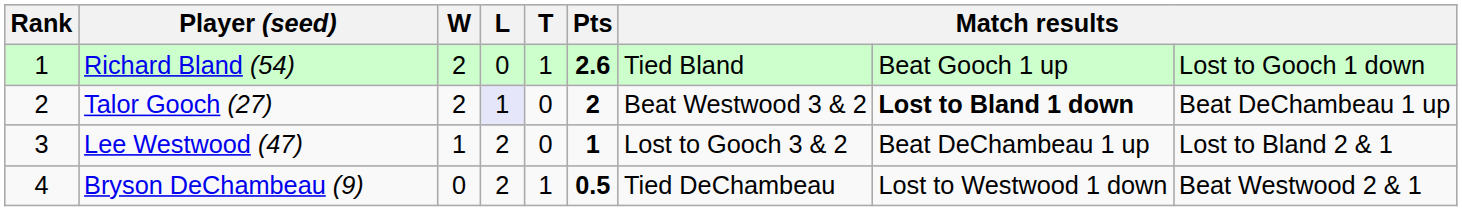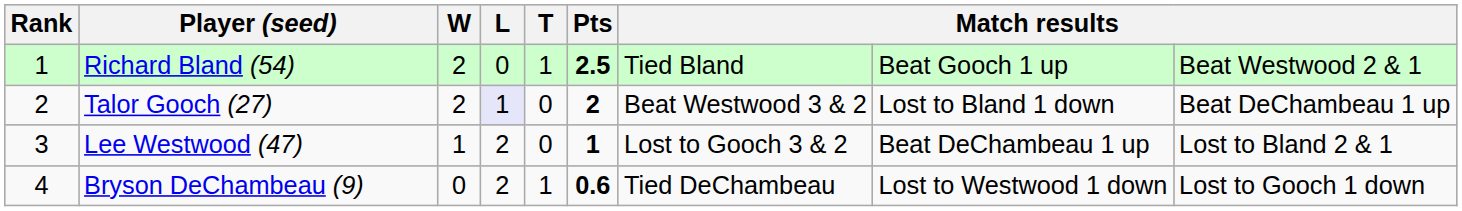(593, 64) 2.6 -> (593, 64) 2.5
(1302, 64) Lost to Gooch 1 down -> (1300, 64) Beat Westwood 2 & 1
(1006, 104) bold -> (996, 104) normal
(593, 184) 0.5 -> (593, 184) 0.6
(1300, 184) Beat Westwood 2 & 1 -> (1302, 184) Lost to Gooch 1 down
